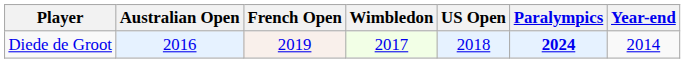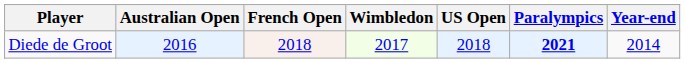(295, 44) 2019 -> (295, 44) 2018
(558, 44) 2024 -> (558, 44) 2021
